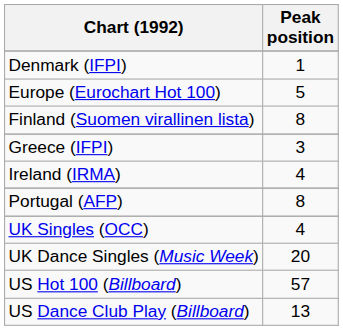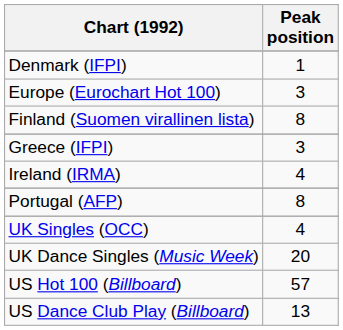(300, 92) 5 -> (300, 92) 3
